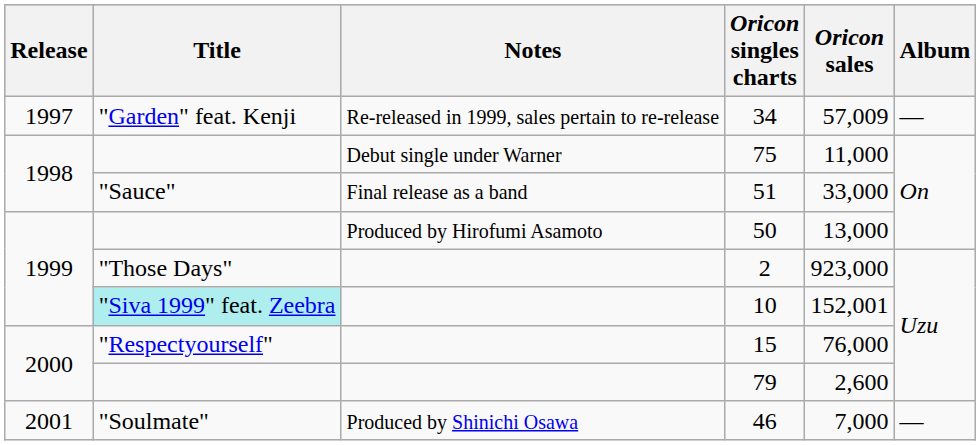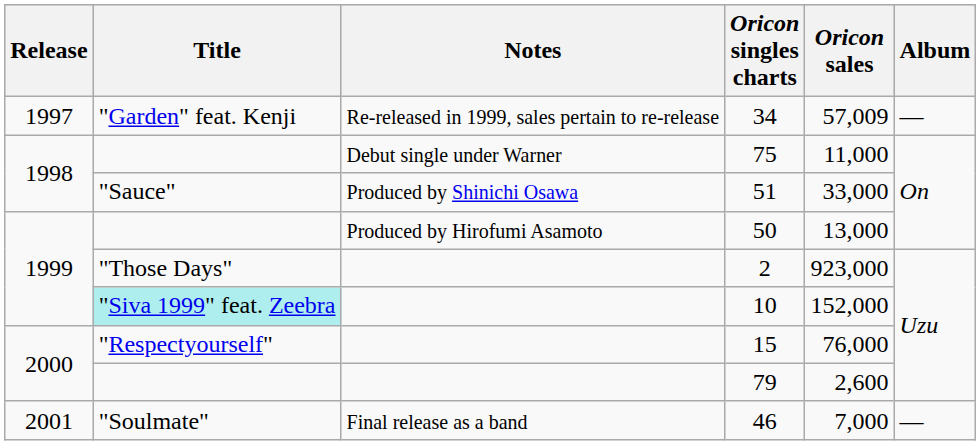(437, 193) Final release as a band -> (462, 193) Produced by Shinichi Osawa
(850, 305) 152,001 -> (850, 305) 152,000
(462, 421) Produced by Shinichi Osawa -> (437, 421) Final release as a band
